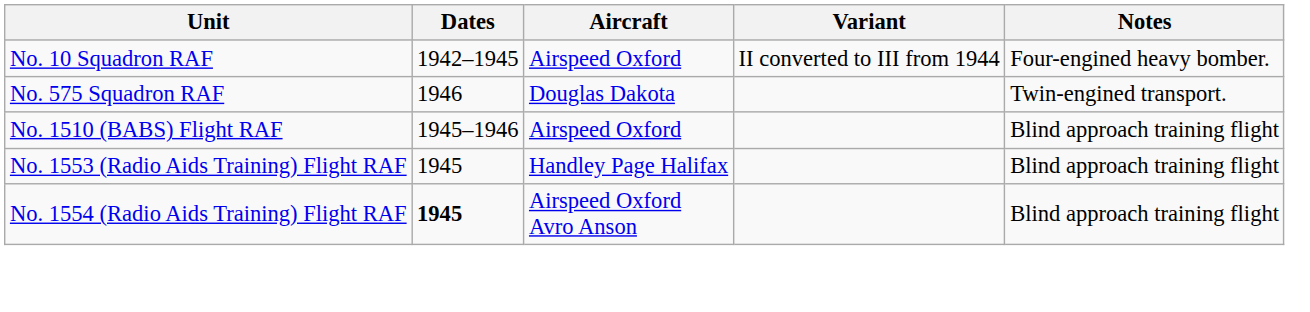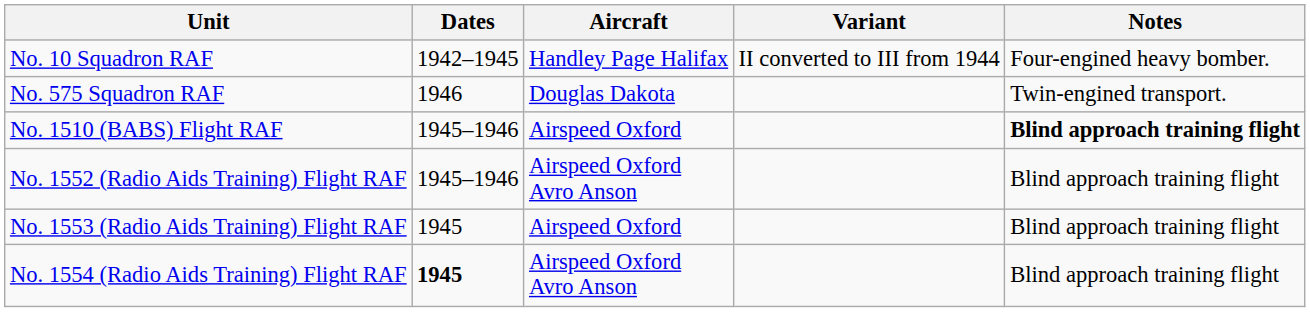(605, 58) Airspeed Oxford -> (629, 58) Handley Page Halifax
(1145, 129) normal -> (1155, 129) bold
+ row: (208, 178)
(629, 165) Handley Page Halifax -> (605, 226) Airspeed Oxford
